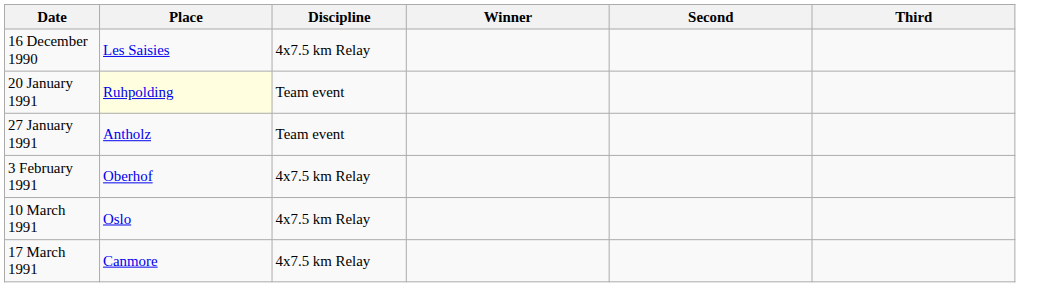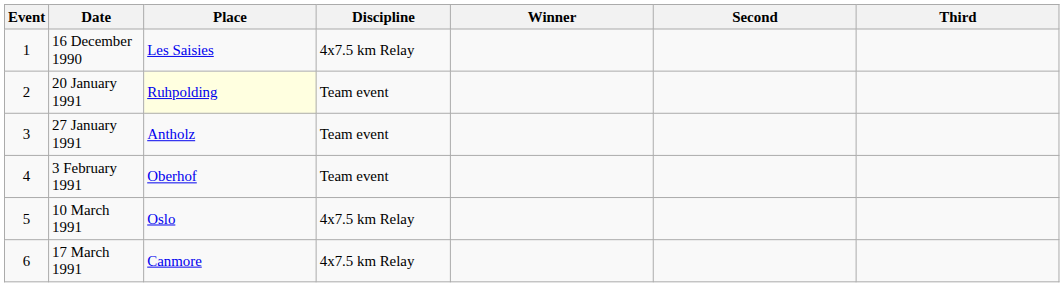+ column: (27, 16)
(323, 176) 4x7.5 km Relay -> (354, 176) Team event
